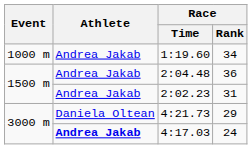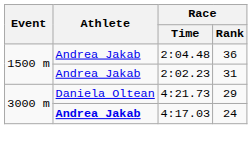- row: (185, 54)
